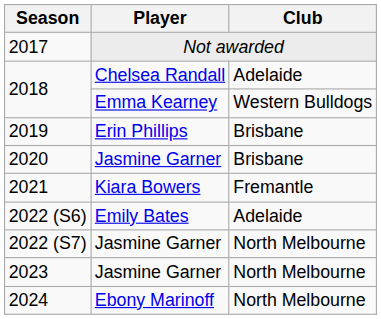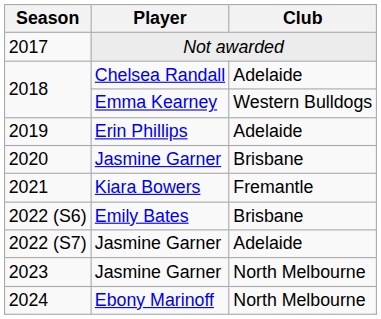(268, 131) Brisbane -> (268, 131) Adelaide
(268, 215) Adelaide -> (268, 215) Brisbane
(299, 243) North Melbourne -> (268, 243) Adelaide
